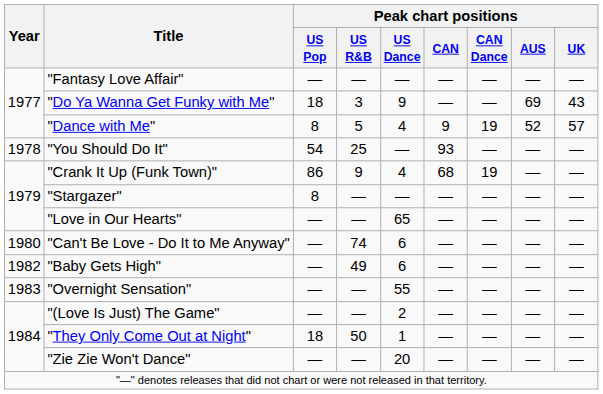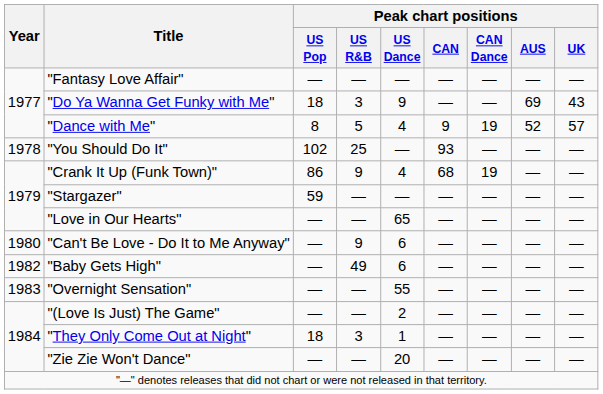(315, 149) 54 -> (315, 149) 102
(315, 196) 8 -> (315, 196) 59
(358, 242) 74 -> (359, 242) 9
(358, 336) 50 -> (359, 336) 3
